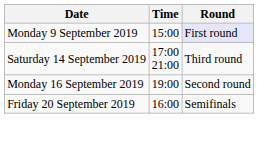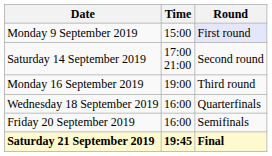(213, 58) Third round -> (231, 58) Second round
(218, 84) Second round -> (226, 84) Third round
+ row: (83, 103)
+ row: (81, 141)
